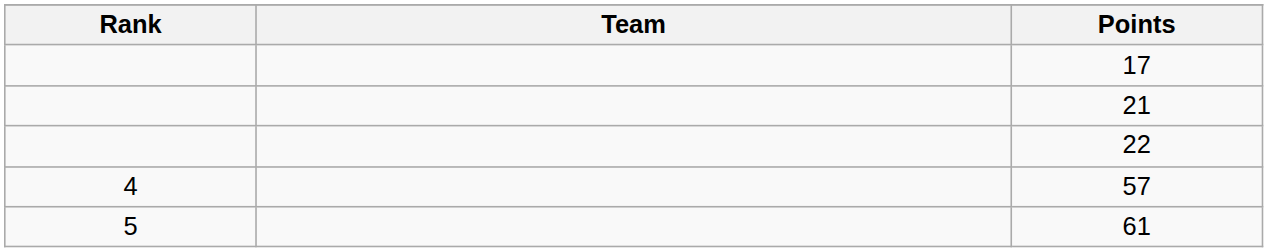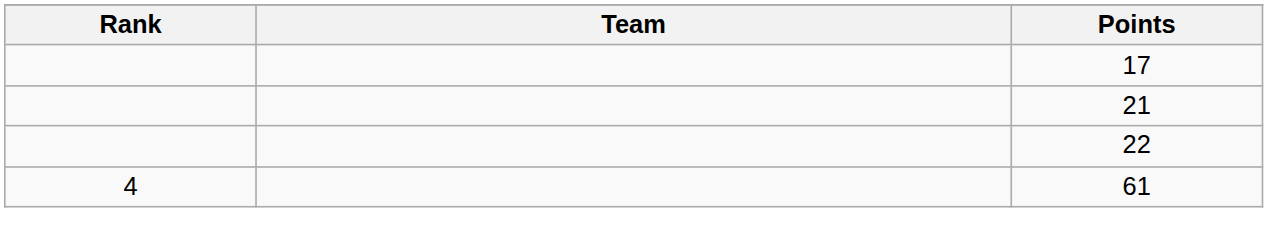- row: (1137, 186)
(131, 226) 5 -> (131, 186) 4
